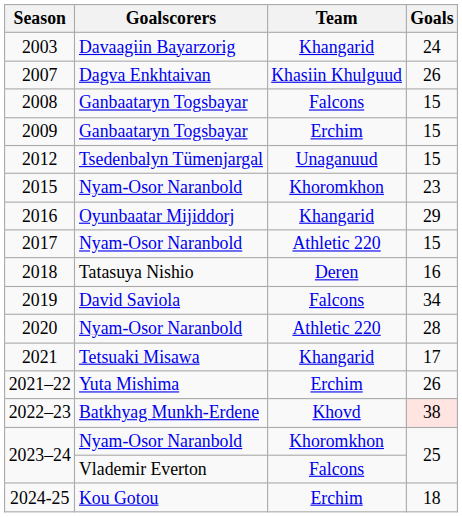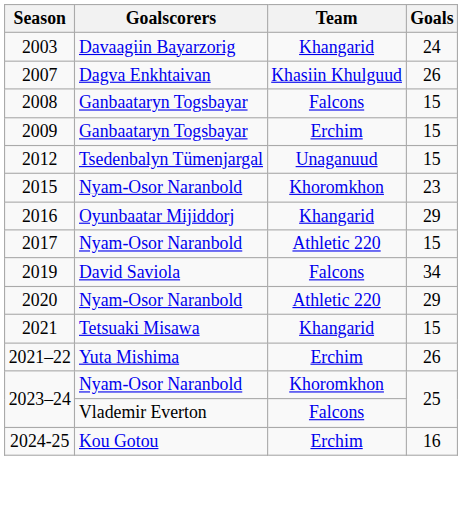- row: (40, 272)
(432, 328) 28 -> (432, 300) 29
(432, 356) 17 -> (432, 328) 15
- row: (40, 412)
(432, 497) 18 -> (432, 441) 16
